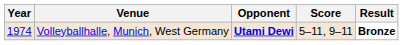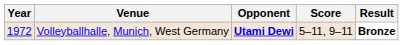(19, 31) 1974 -> (19, 31) 1972
